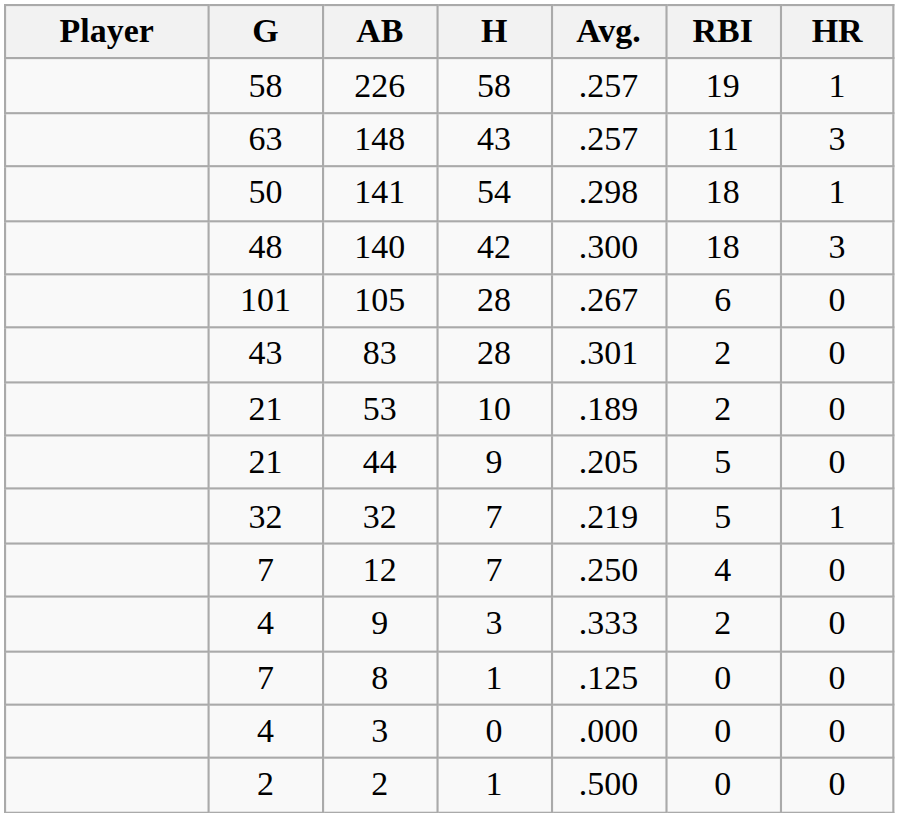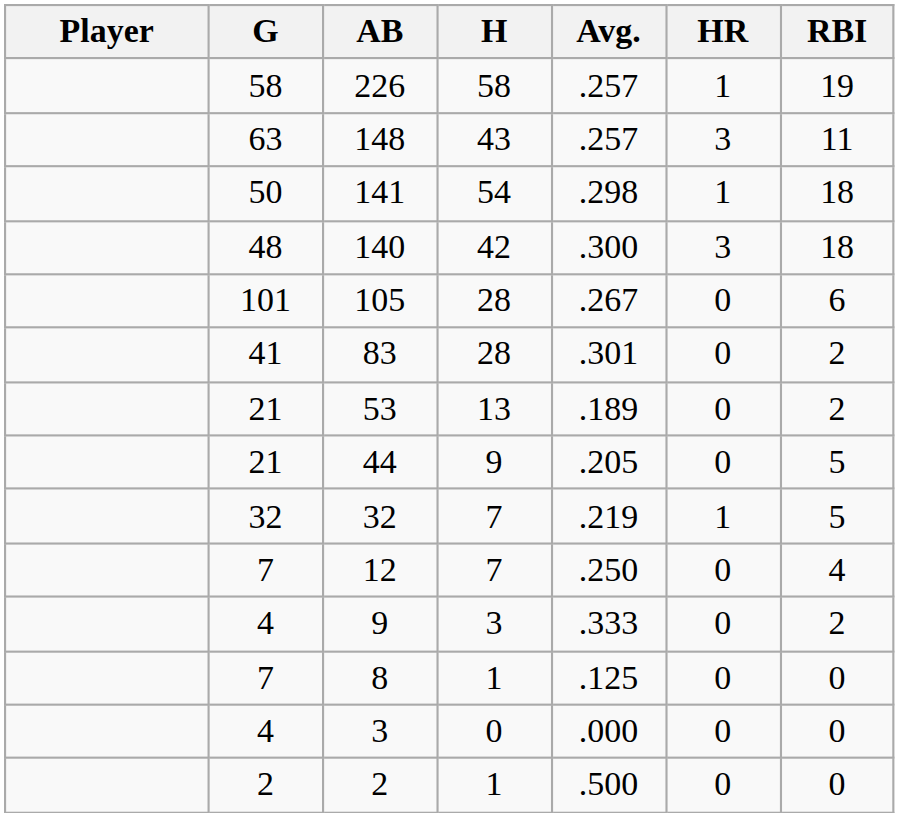columns swapped: (837, 31) <-> (723, 31)
(265, 354) 43 -> (265, 354) 41
(494, 407) 10 -> (494, 407) 13
